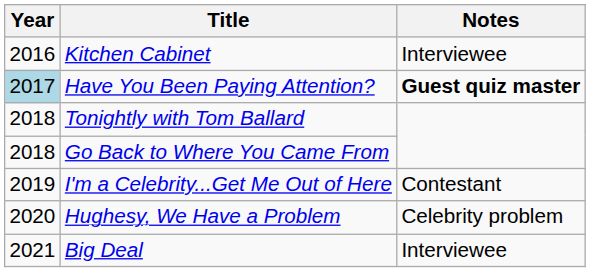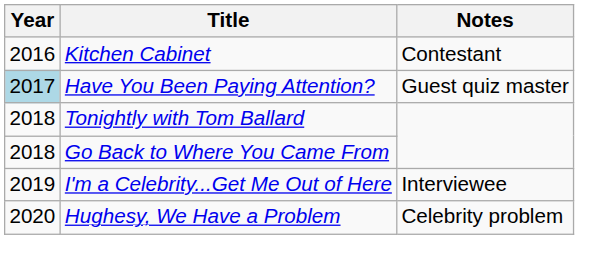(454, 53) Interviewee -> (451, 53) Contestant
(491, 86) bold -> (485, 86) normal
(451, 184) Contestant -> (454, 184) Interviewee
- row: (104, 250)
